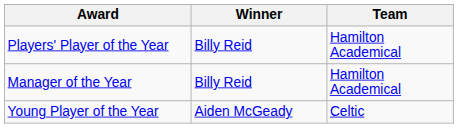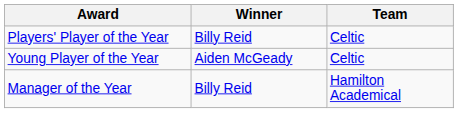(365, 44) Hamilton Academical -> (347, 37) Celtic
rows swapped: (83, 111) <-> (70, 82)
